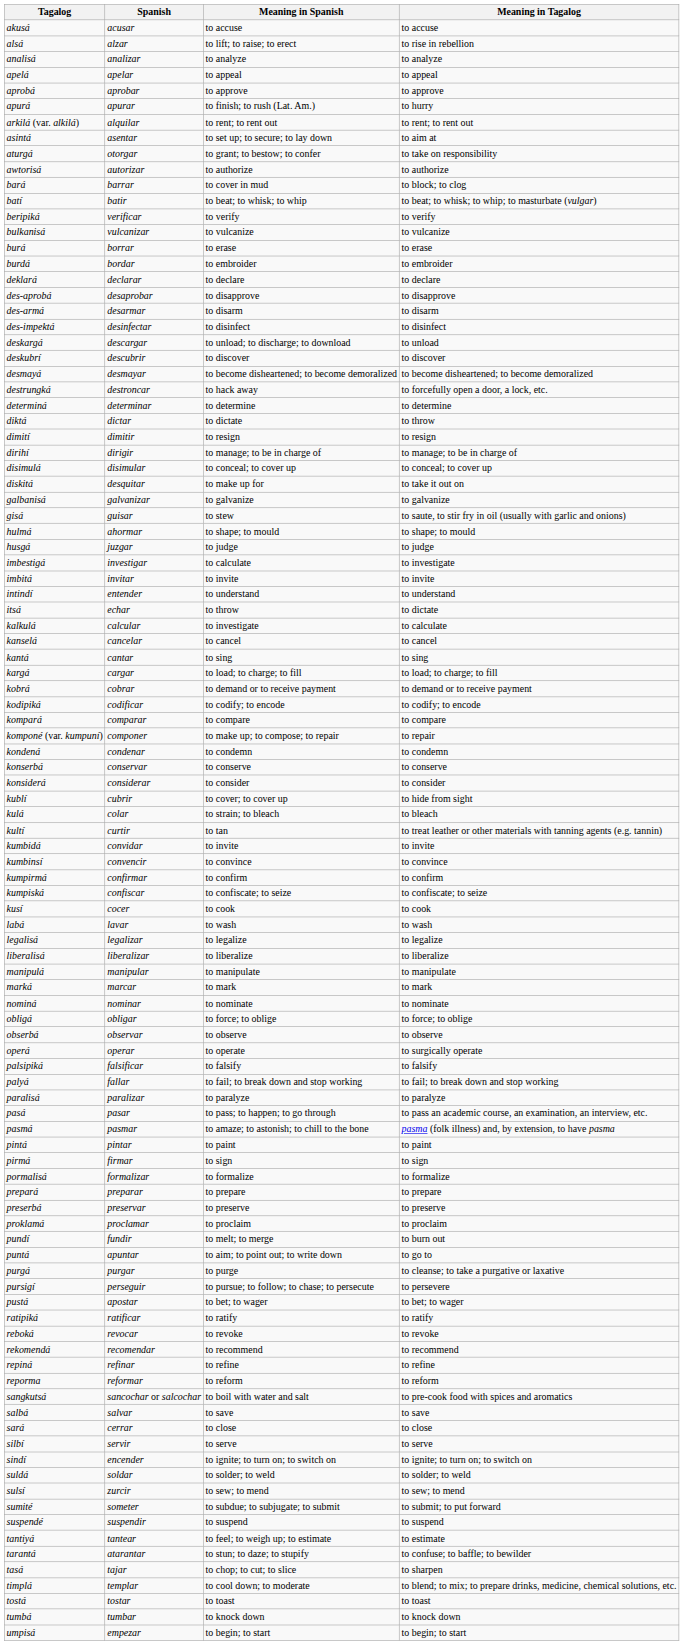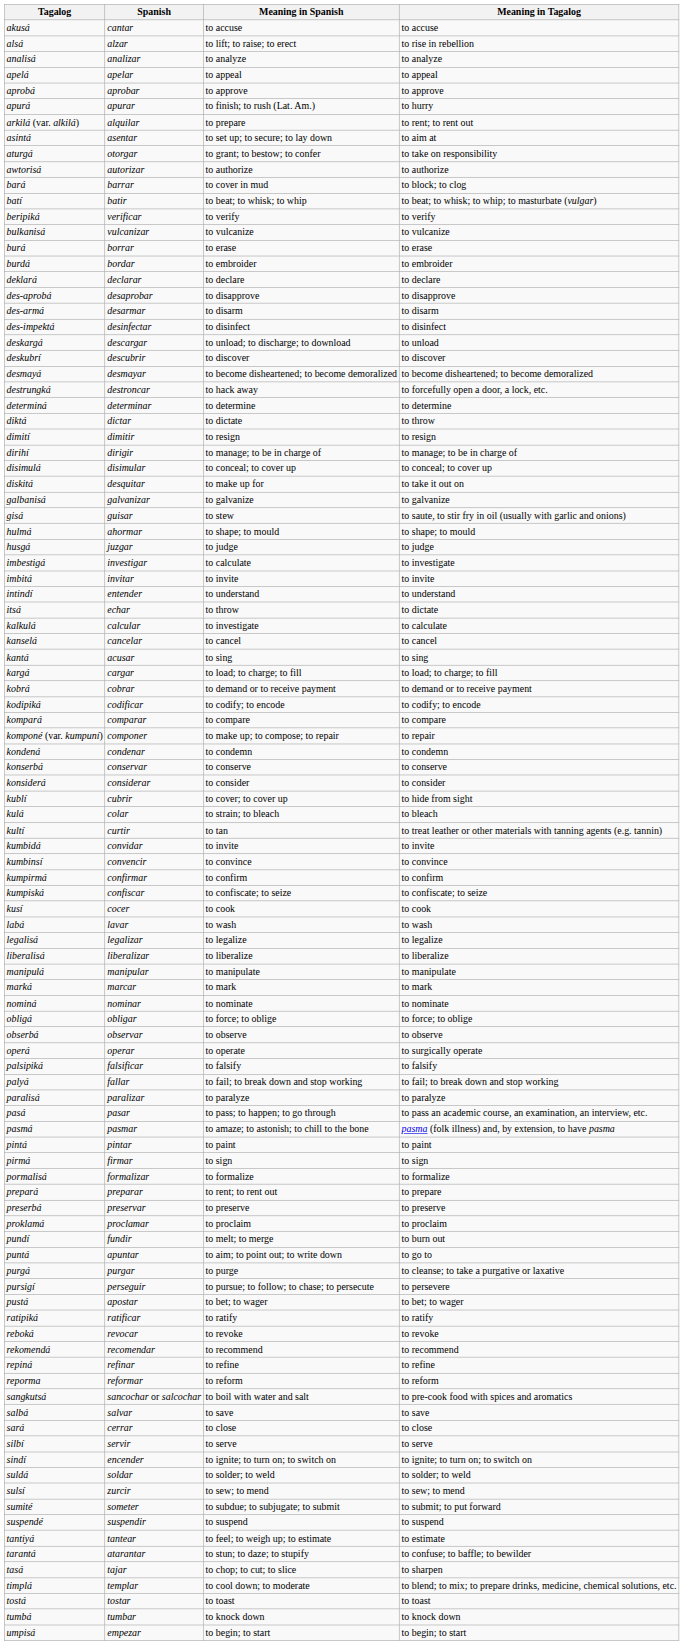(121, 28) acusar -> (120, 28) cantar
(241, 122) to rent; to rent out -> (226, 122) to prepare
(120, 657) cantar -> (121, 657) acusar
(226, 1192) to prepare -> (241, 1192) to rent; to rent out
